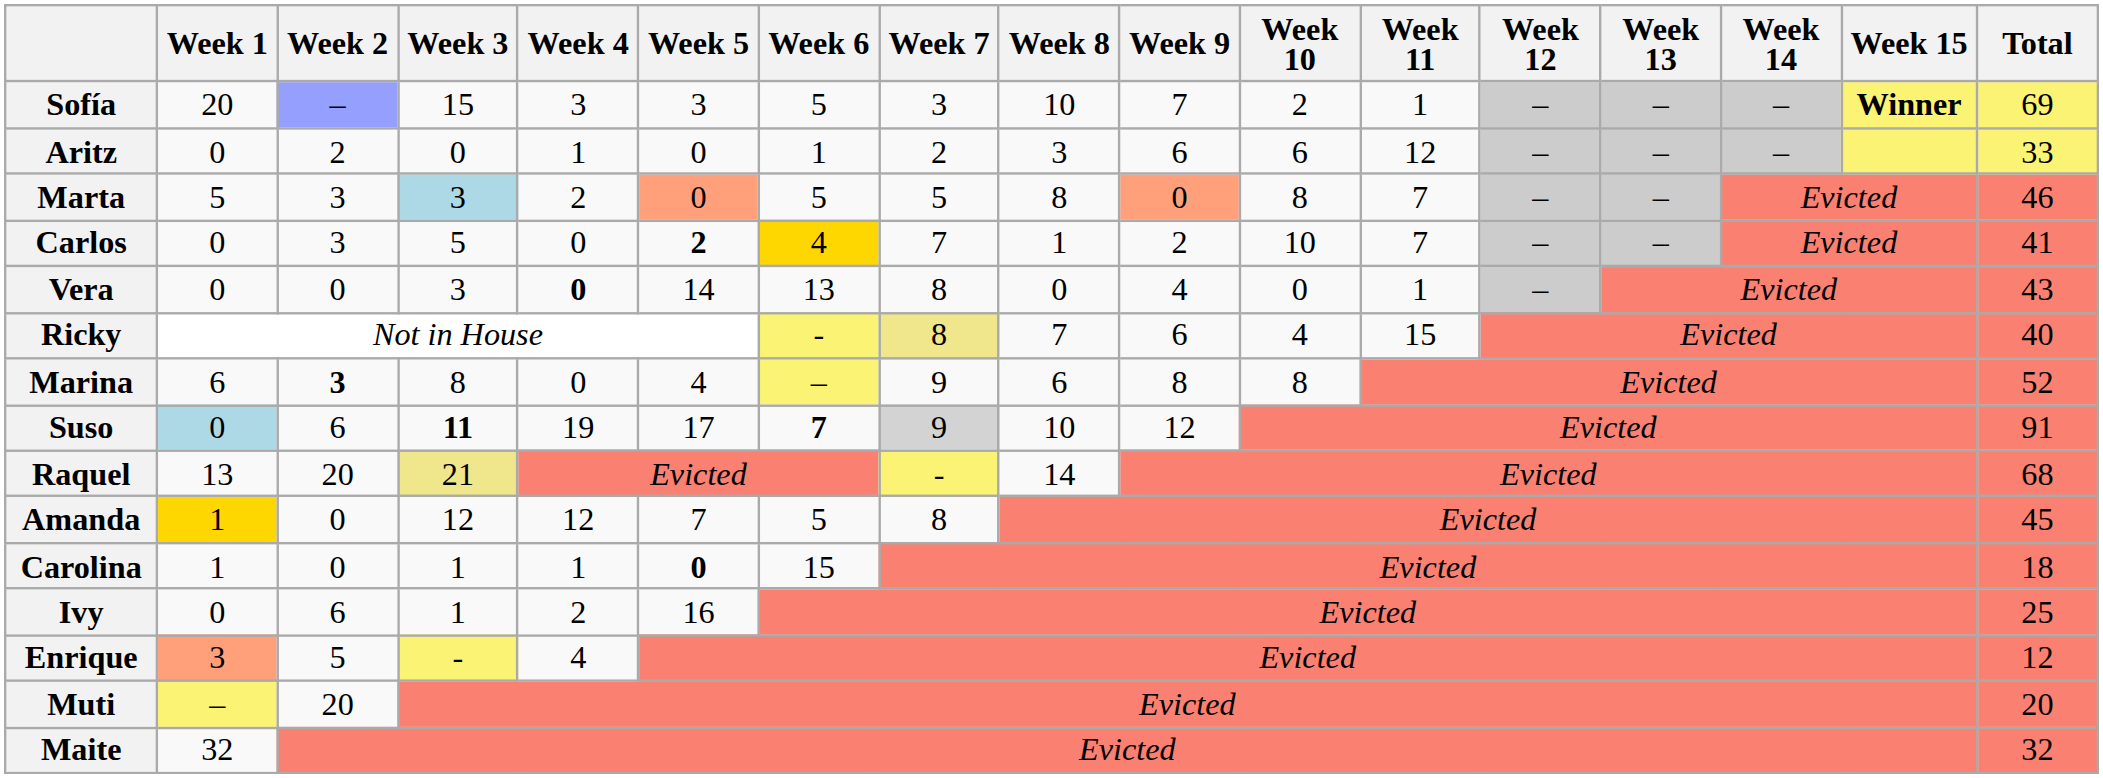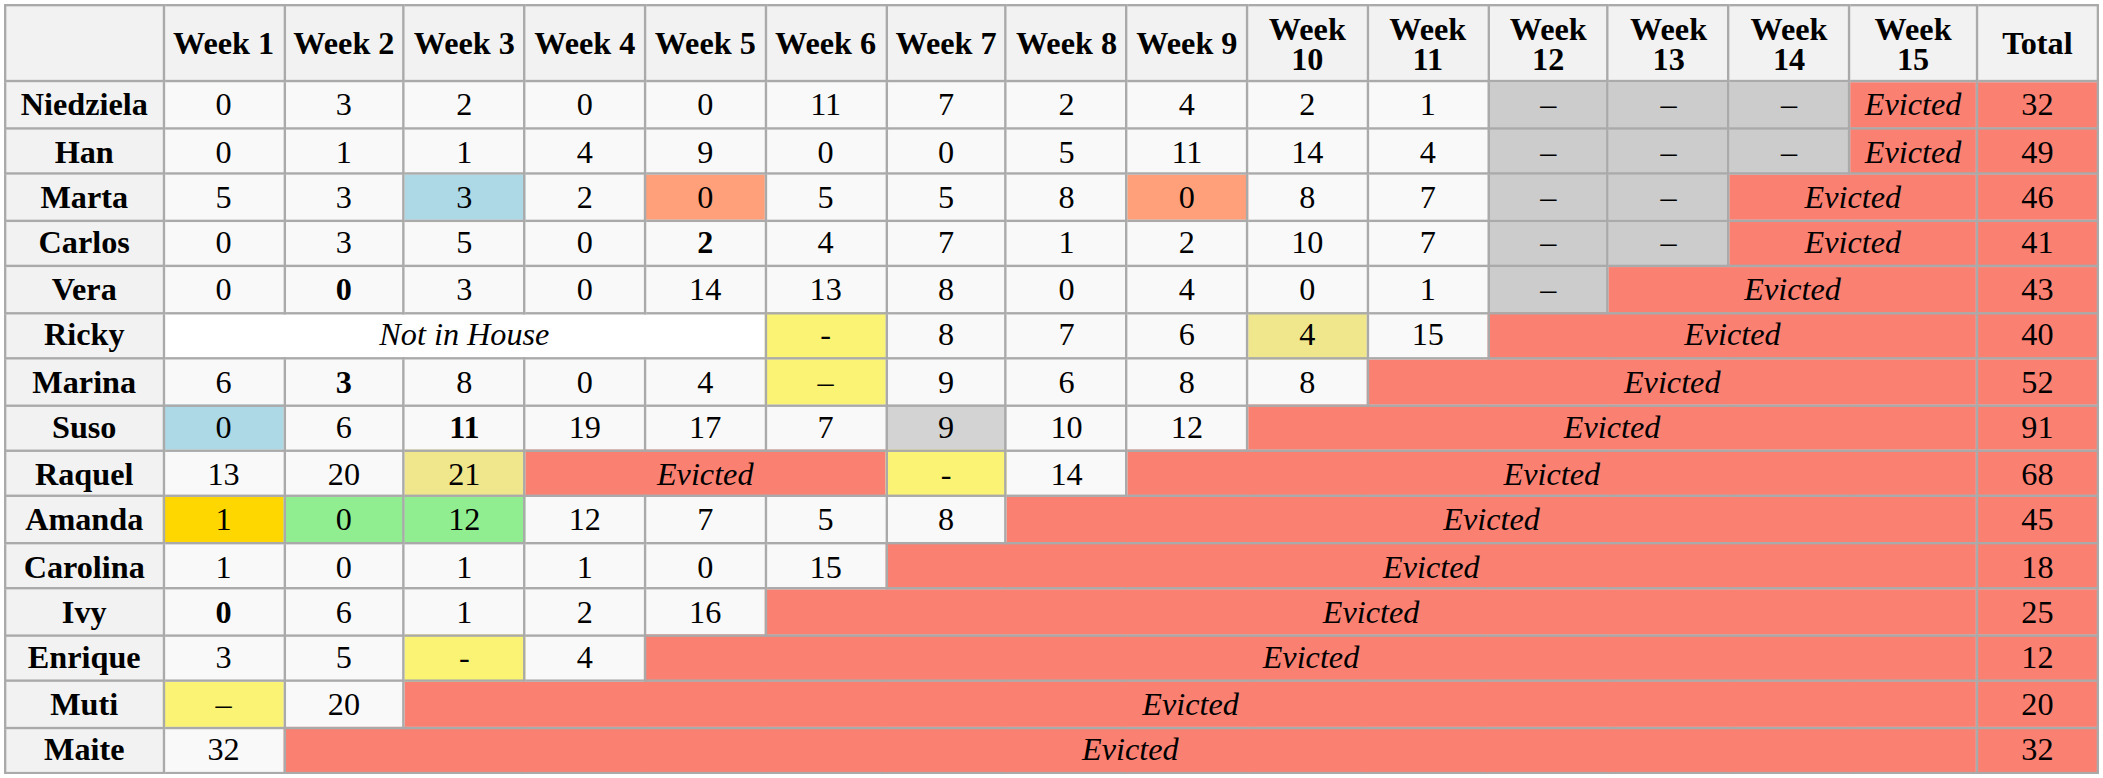- row: (81, 105)
- row: (81, 151)
+ row: (84, 105)
+ row: (84, 151)
(819, 243) gold background -> (826, 243) no background
(338, 289) normal -> (344, 289) bold
(578, 289) bold -> (585, 289) normal
(939, 335) khaki background -> (946, 335) no background
(1300, 335) no background -> (1307, 335) khaki background
(819, 427) bold -> (826, 427) normal
(338, 519) no background -> (344, 519) lightgreen background
(458, 519) no background -> (464, 519) lightgreen background
(698, 565) bold -> (705, 565) normal
(217, 611) normal -> (224, 611) bold
(217, 657) lightsalmon background -> (224, 657) no background
